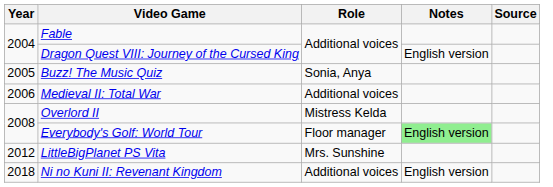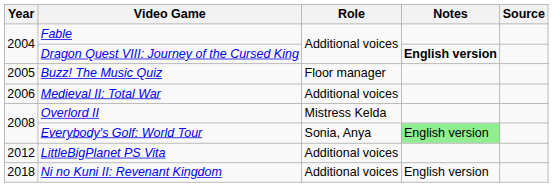(446, 53) normal -> (450, 53) bold
(338, 73) Sonia, Anya -> (345, 73) Floor manager
(345, 133) Floor manager -> (338, 133) Sonia, Anya
(344, 152) Mrs. Sunshine -> (351, 152) Additional voices
